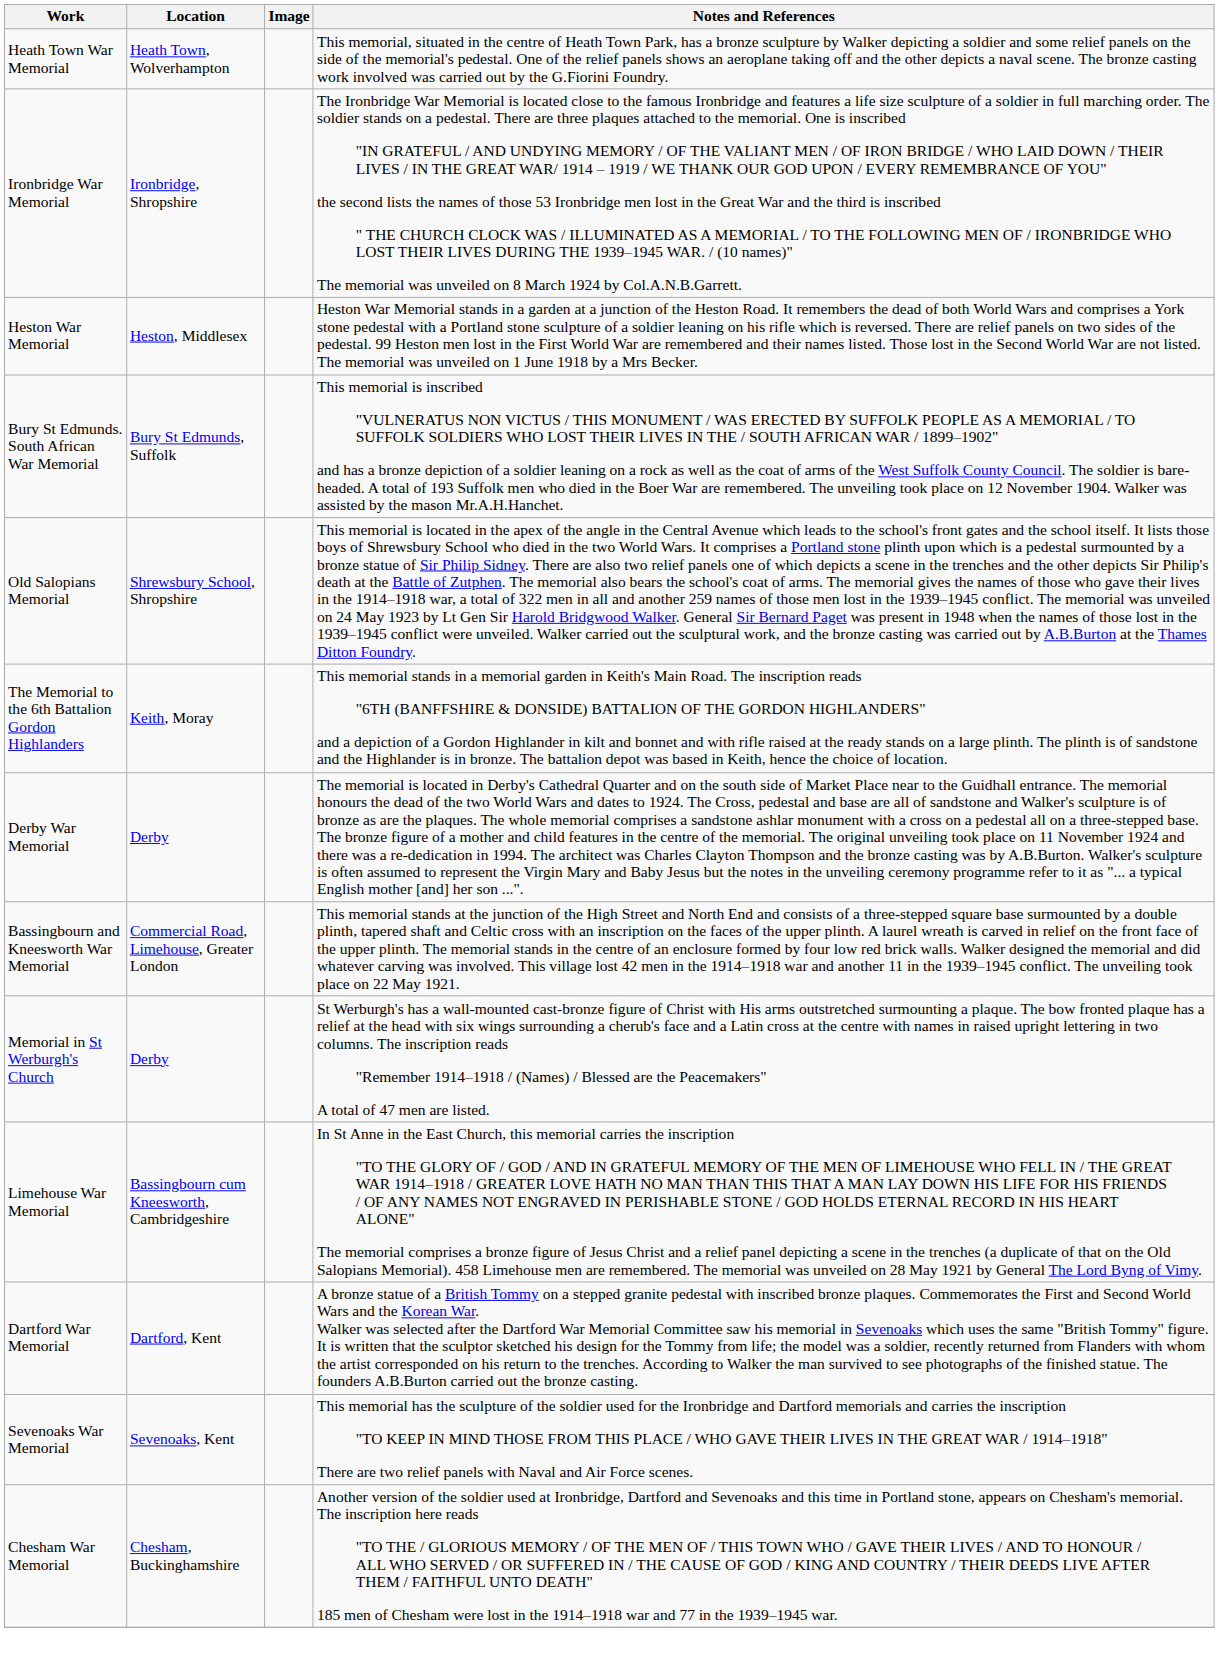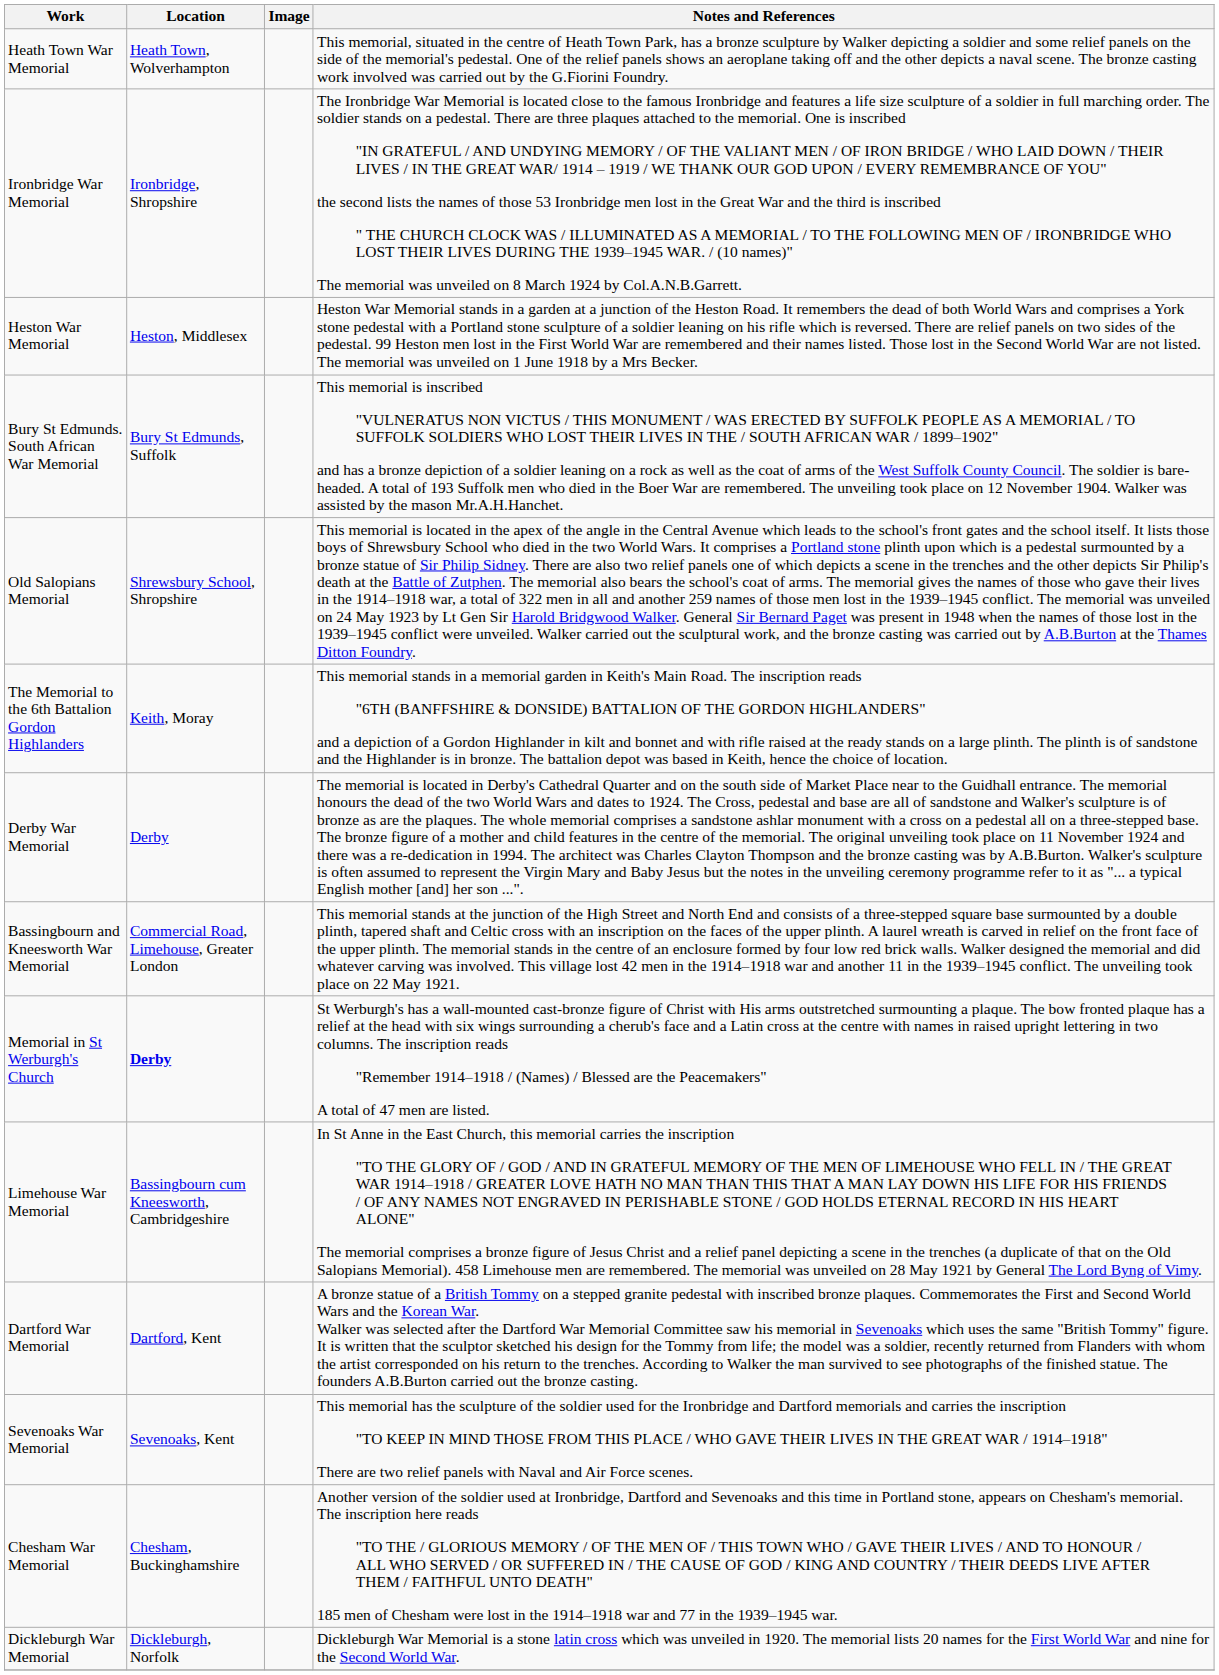(149, 1058) normal -> (151, 1058) bold
+ row: (61, 1648)
